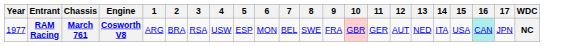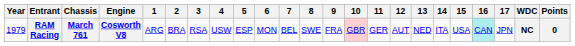+ column: (555, 12)
(16, 30) 1977 -> (16, 30) 1979
